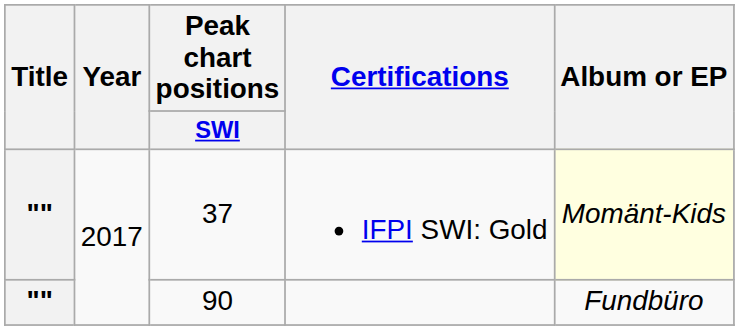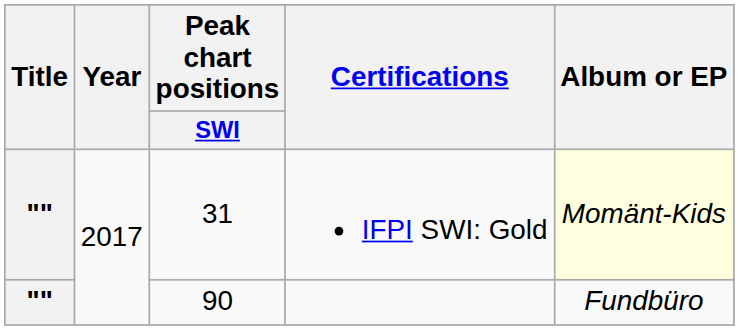(217, 214) 37 -> (217, 214) 31
